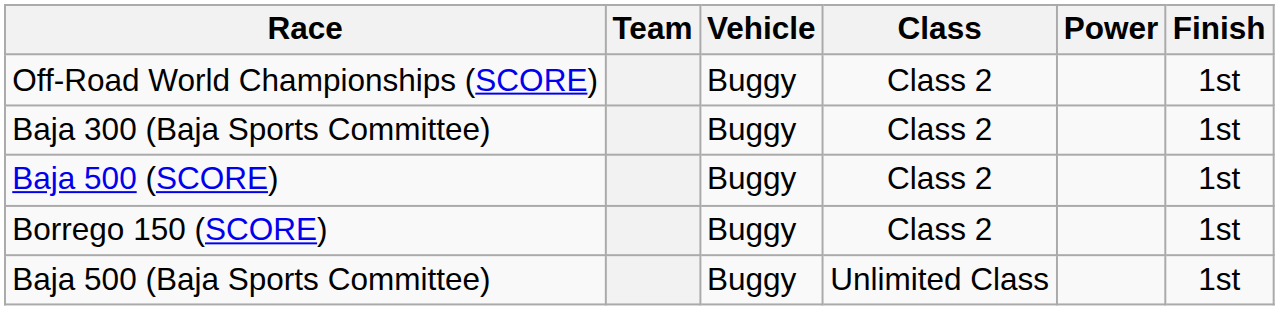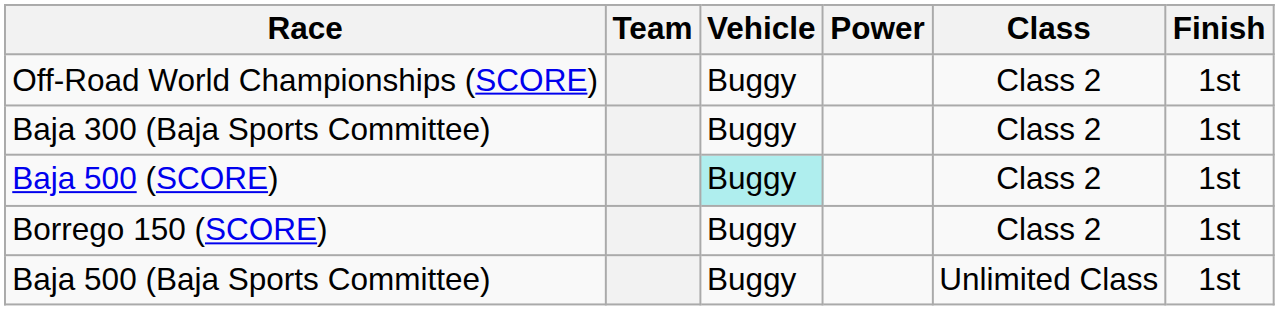columns swapped: (1111, 29) <-> (940, 29)
(752, 179) no background -> (752, 179) paleturquoise background
